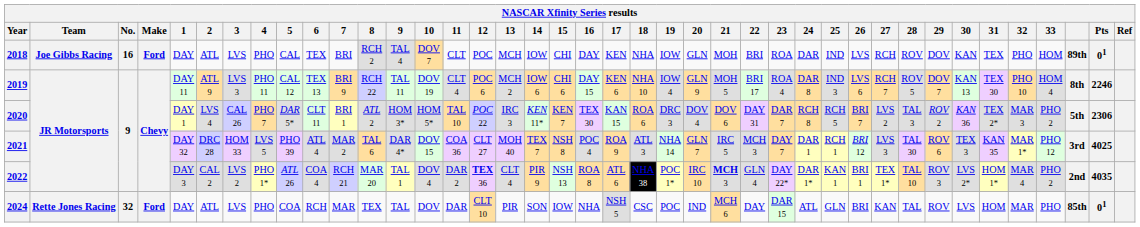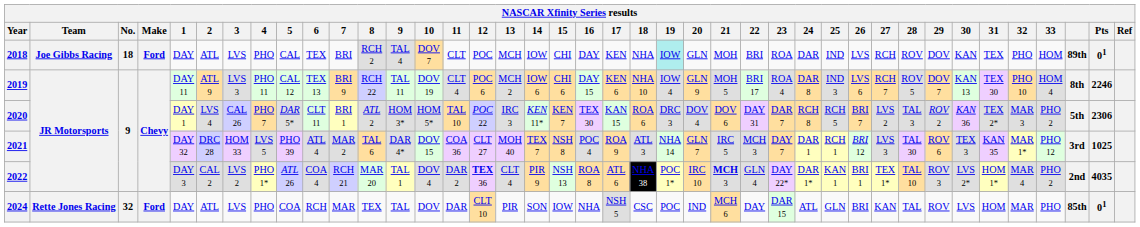(128, 55) 16 -> (128, 55) 18
(670, 55) no background -> (670, 55) paleturquoise background
(1102, 146) 4025 -> (1102, 146) 1025
